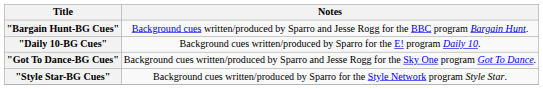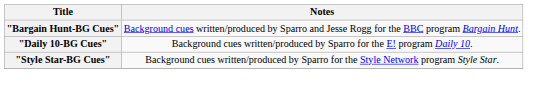- row: (63, 60)
